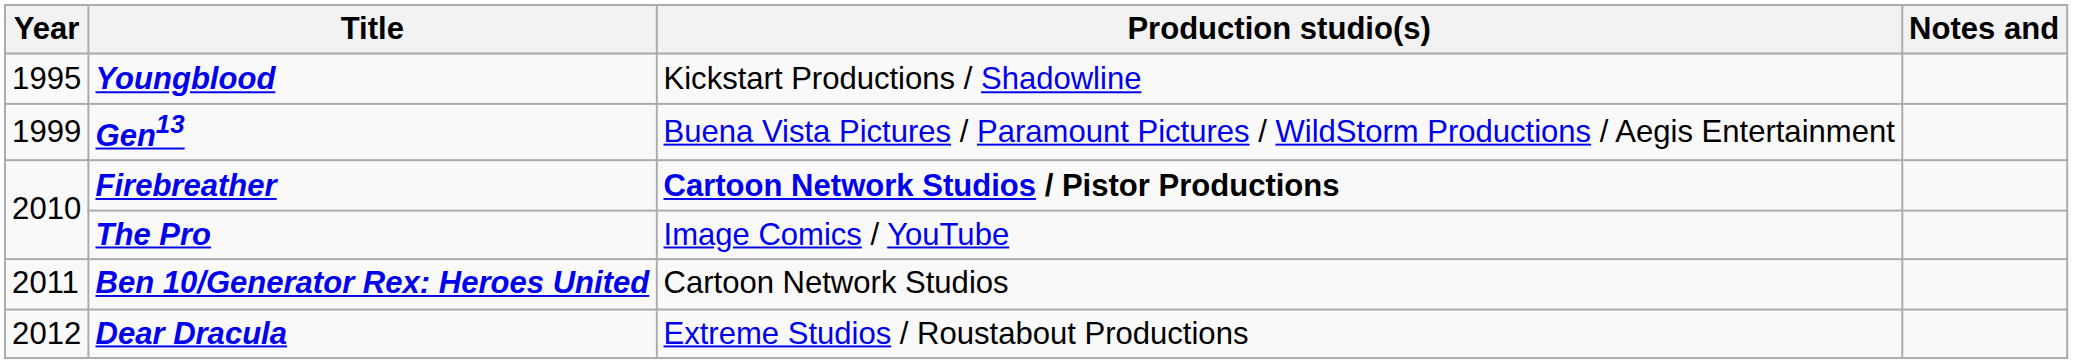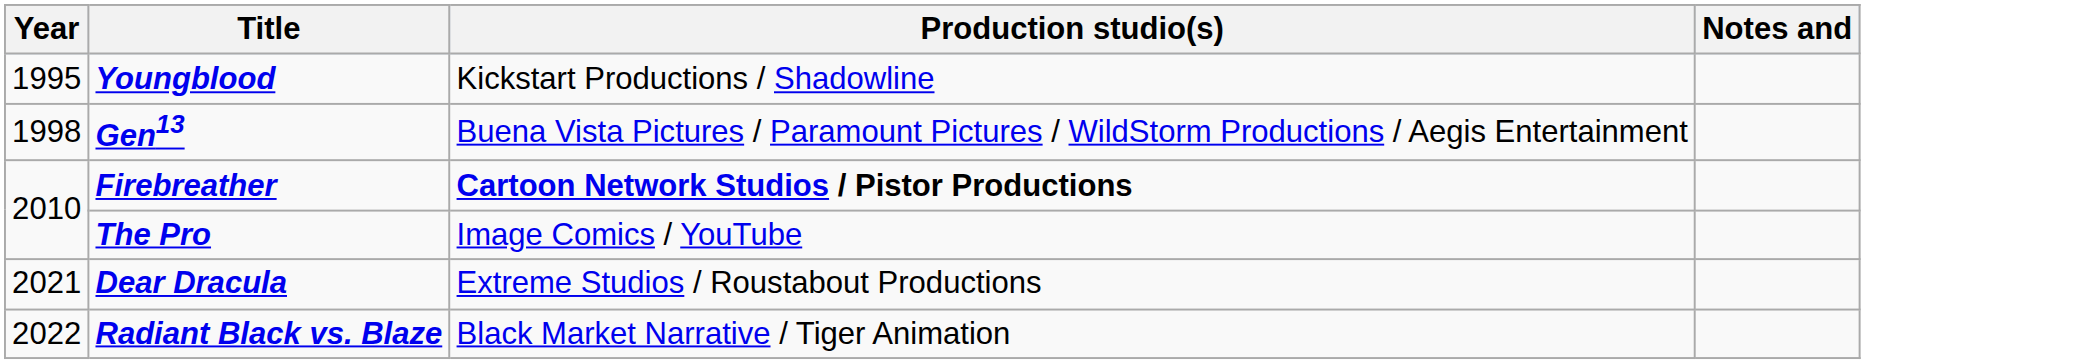(47, 131) 1999 -> (47, 131) 1998
- row: (372, 283)
(47, 332) 2012 -> (47, 283) 2021
+ row: (269, 332)
